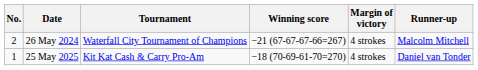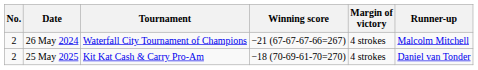(14, 57) 1 -> (14, 57) 2
